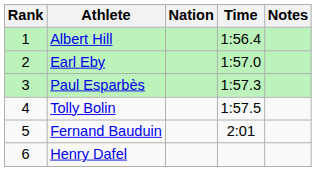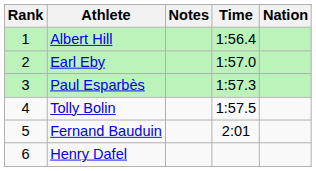columns swapped: (191, 16) <-> (288, 16)
